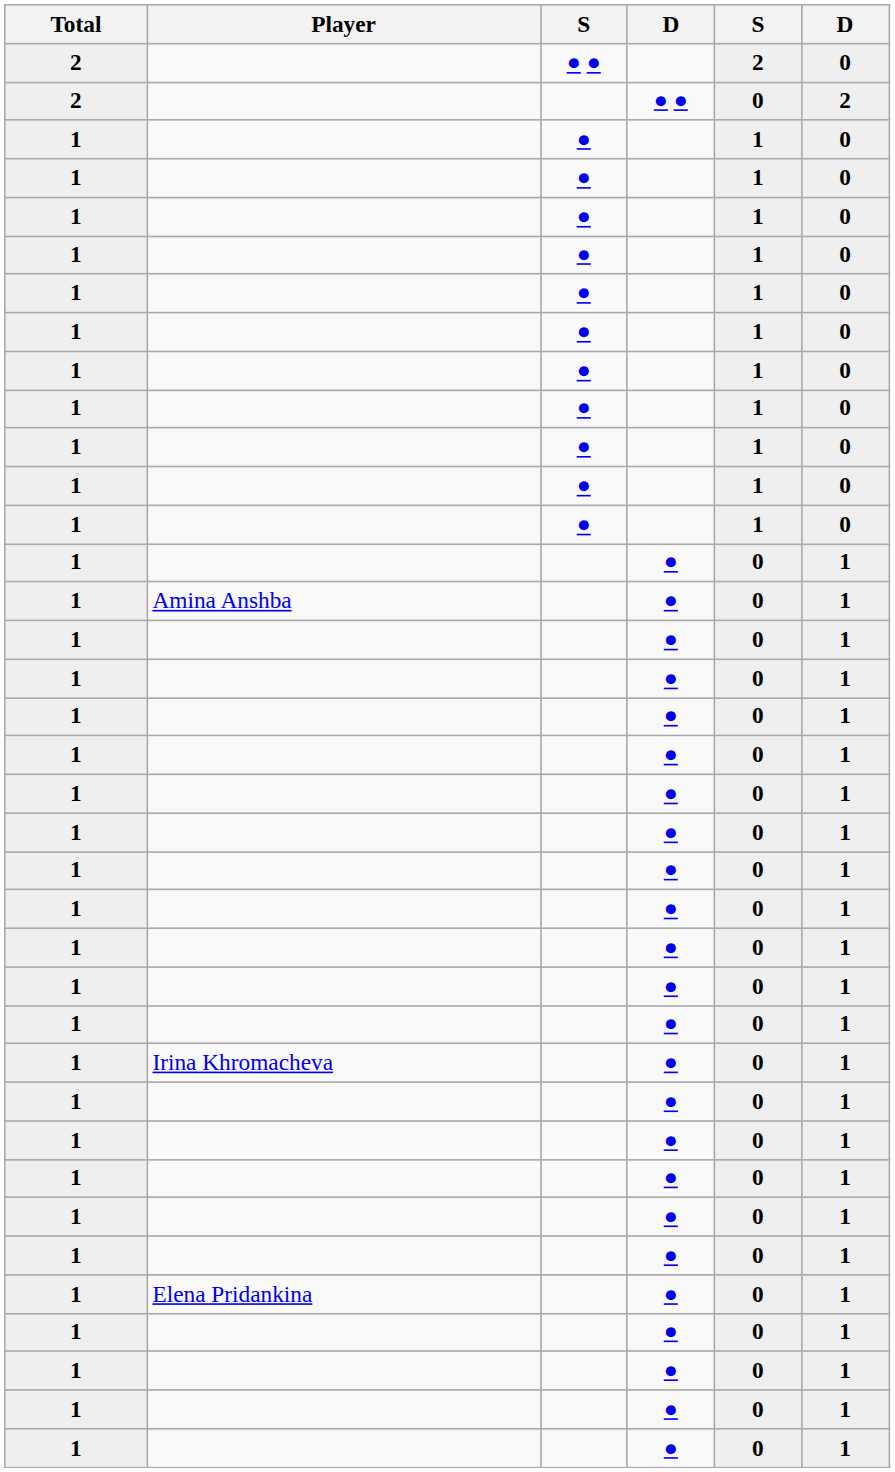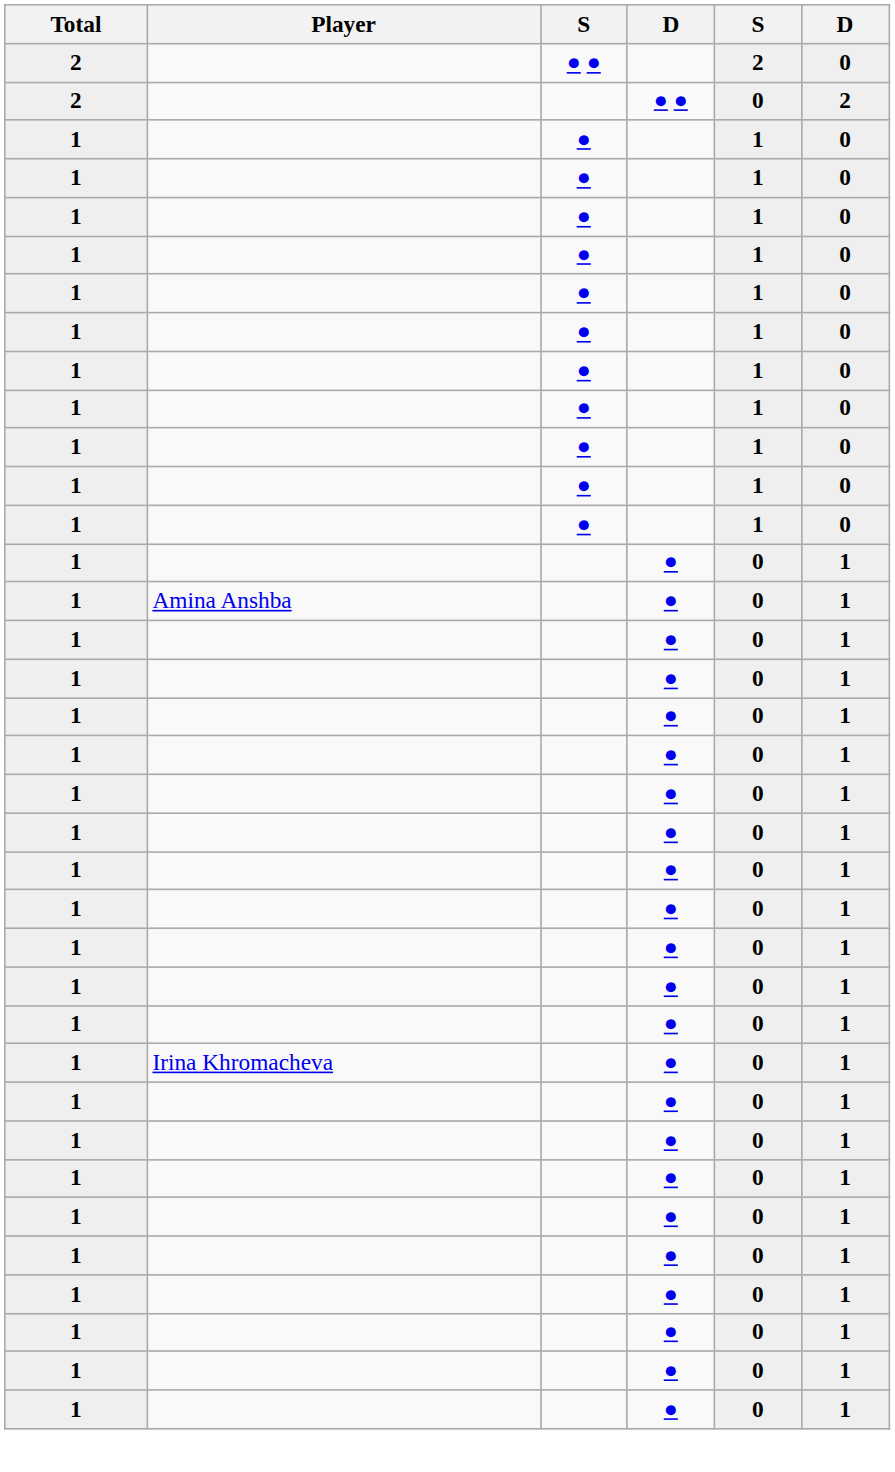- row: (232, 1293)
